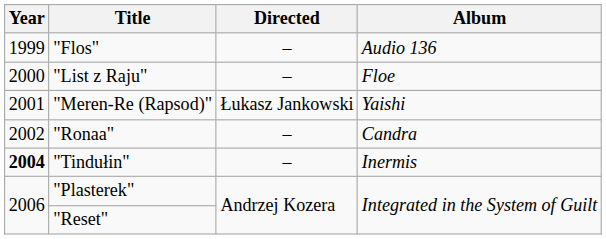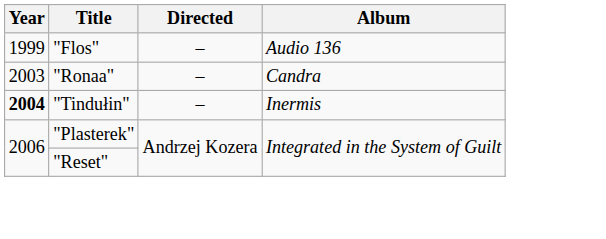- row: (100, 76)
- row: (133, 104)
(27, 133) 2002 -> (27, 76) 2003
